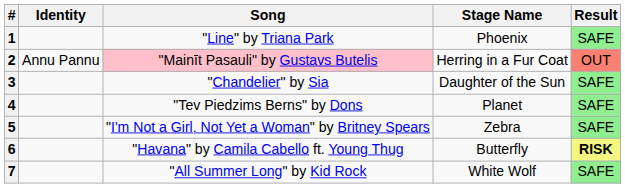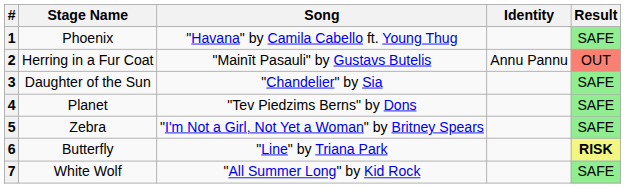columns swapped: (502, 15) <-> (61, 15)
(268, 37) "Line" by Triana Park -> (322, 37) "Havana" by Camila Cabello ft. Young Thug
(268, 60) pink background -> (322, 60) no background
(268, 149) "Havana" by Camila Cabello ft. Young Thug -> (322, 149) "Line" by Triana Park
